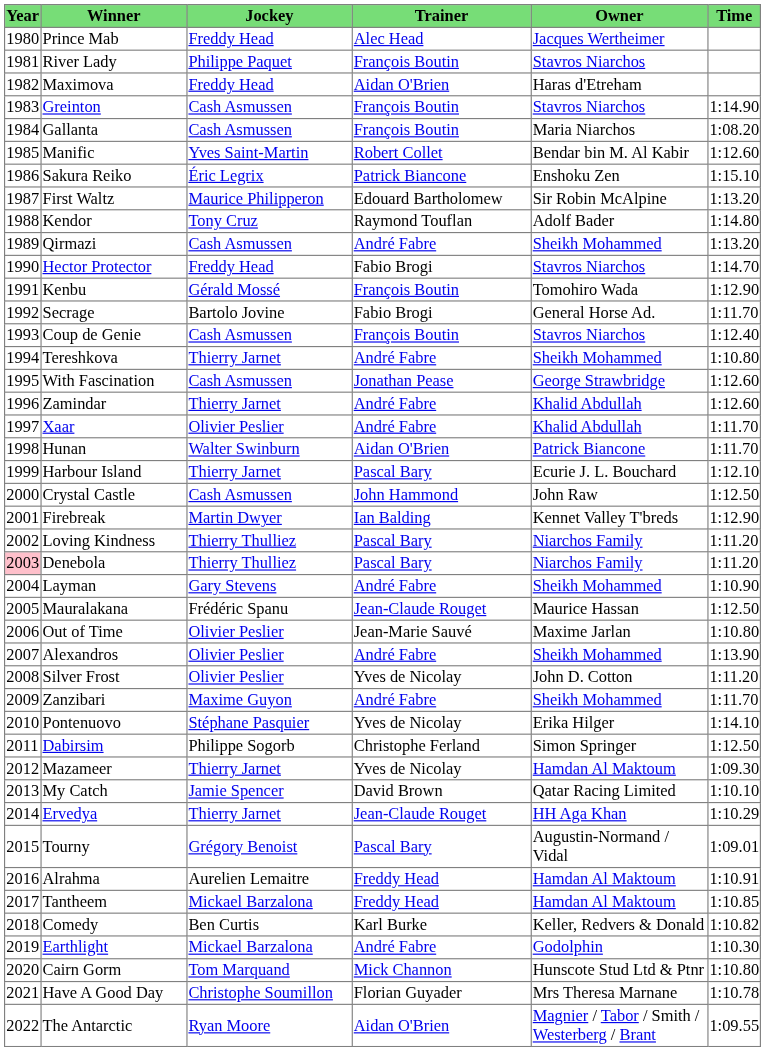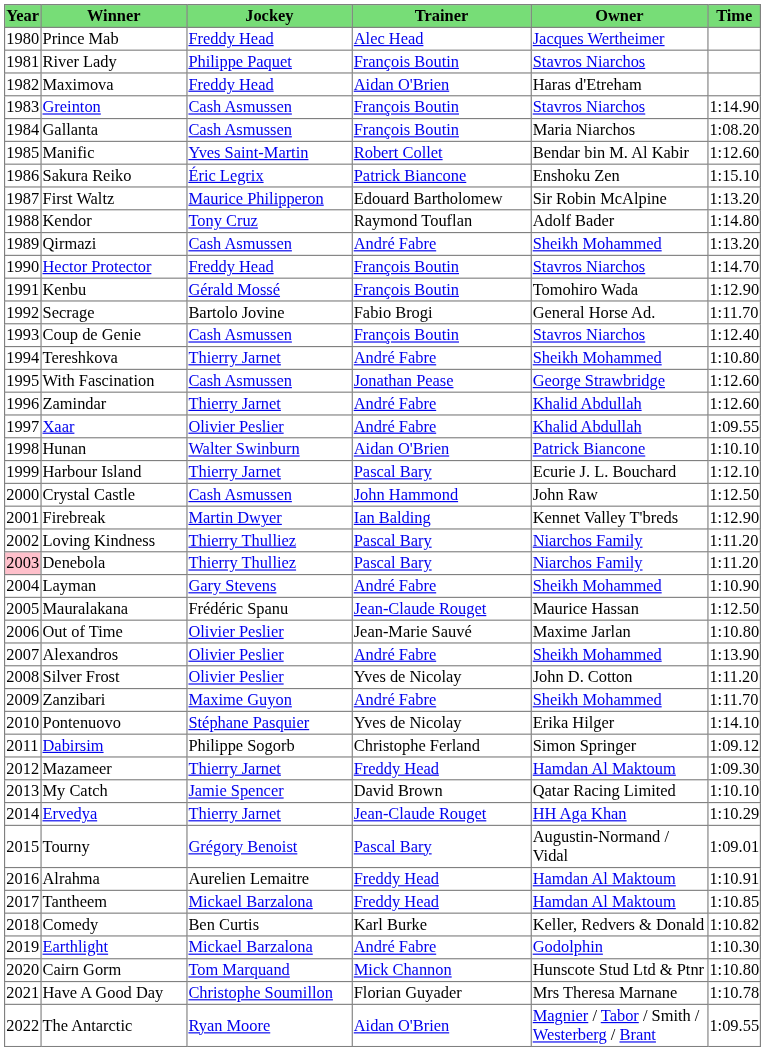(393, 266) Fabio Brogi -> (406, 266) François Boutin
(734, 426) 1:11.70 -> (734, 426) 1:09.55
(734, 449) 1:11.70 -> (734, 449) 1:10.10
(734, 745) 1:12.50 -> (734, 745) 1:09.12
(408, 768) Yves de Nicolay -> (396, 768) Freddy Head
